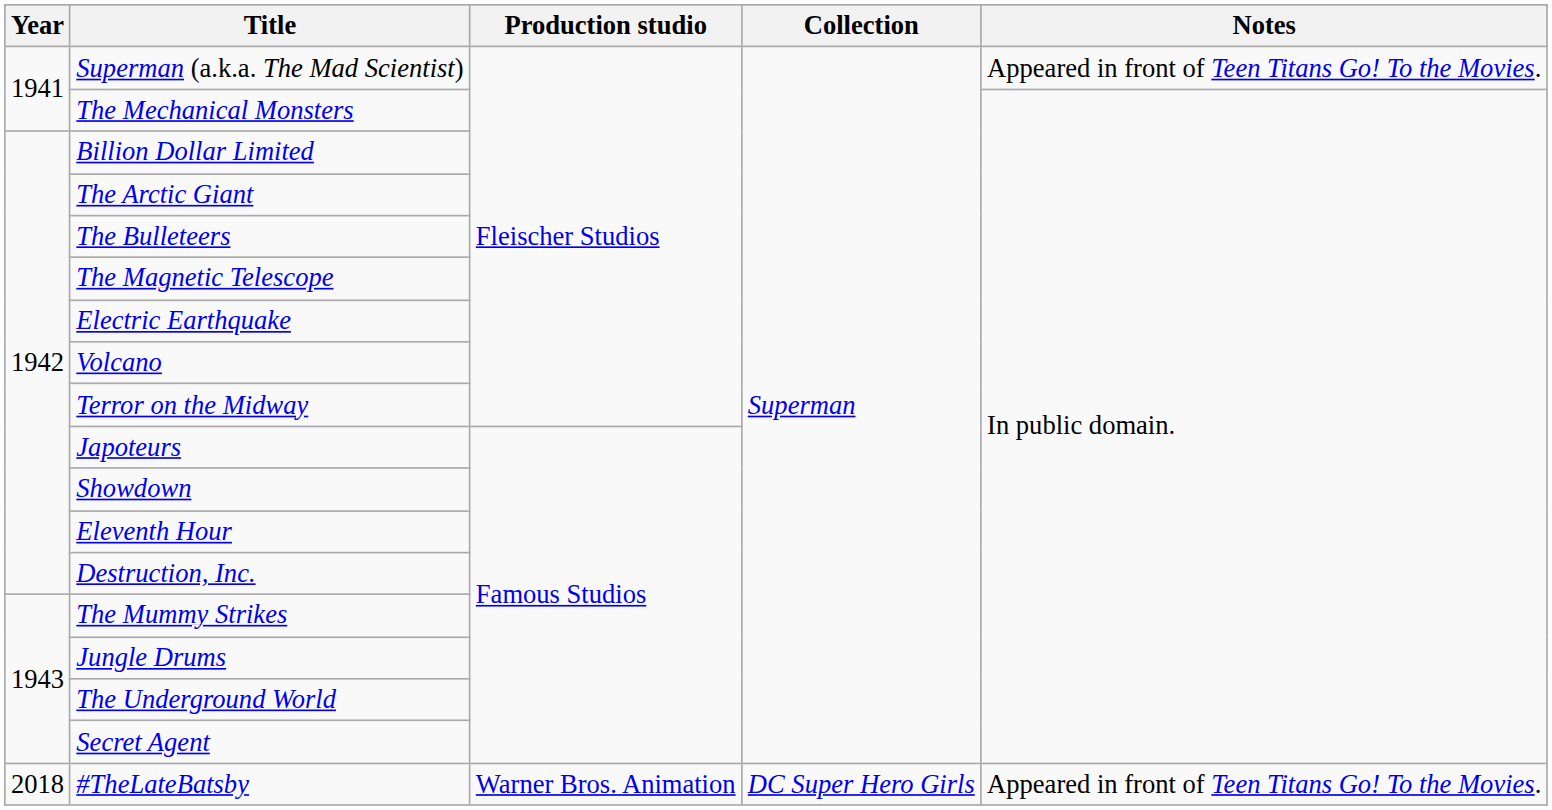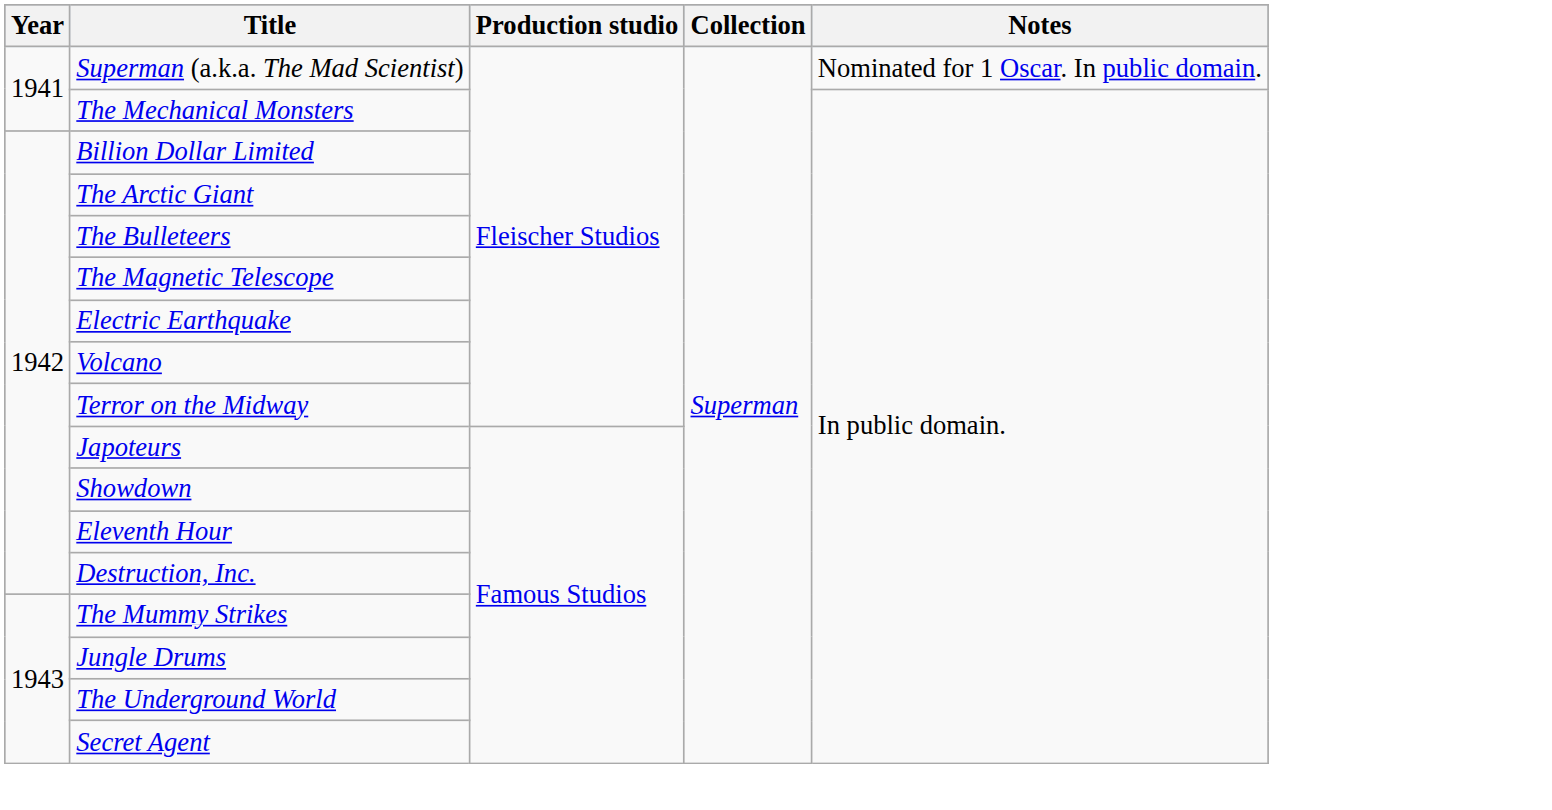(1264, 67) Appeared in front of Teen Titans Go! To the Movies. -> (1040, 67) Nominated for 1 Oscar. In public domain.
- row: (163, 783)
